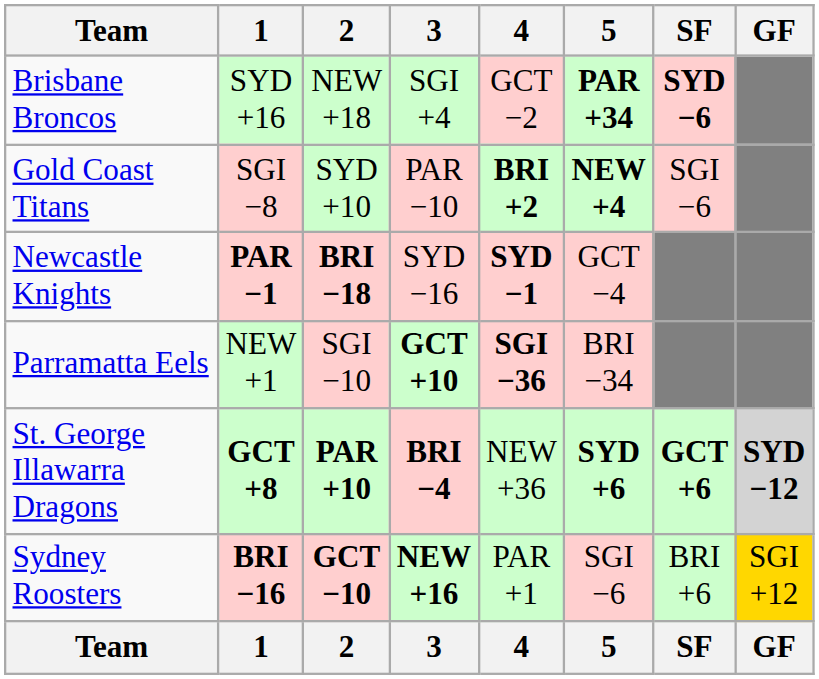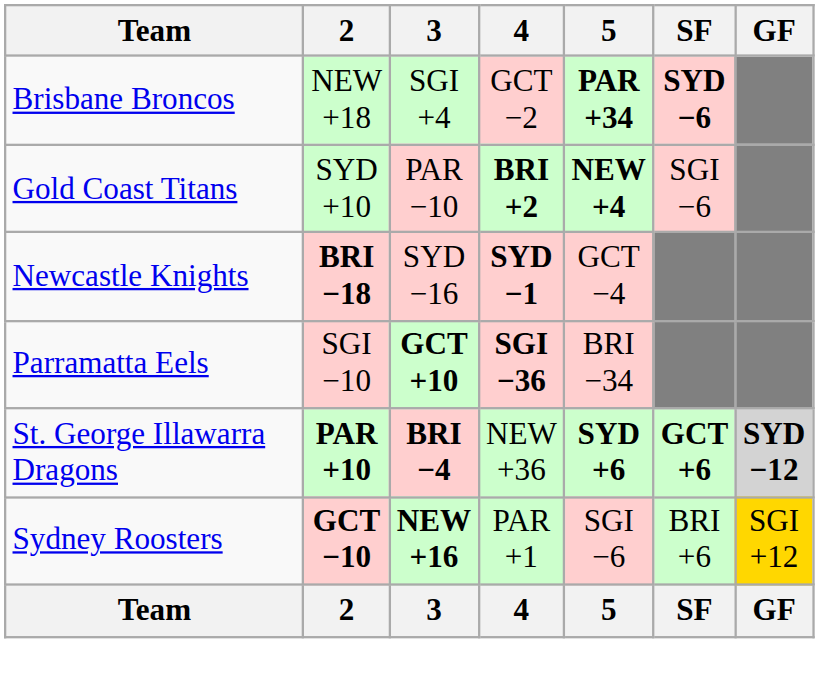- column: (261, 29)
